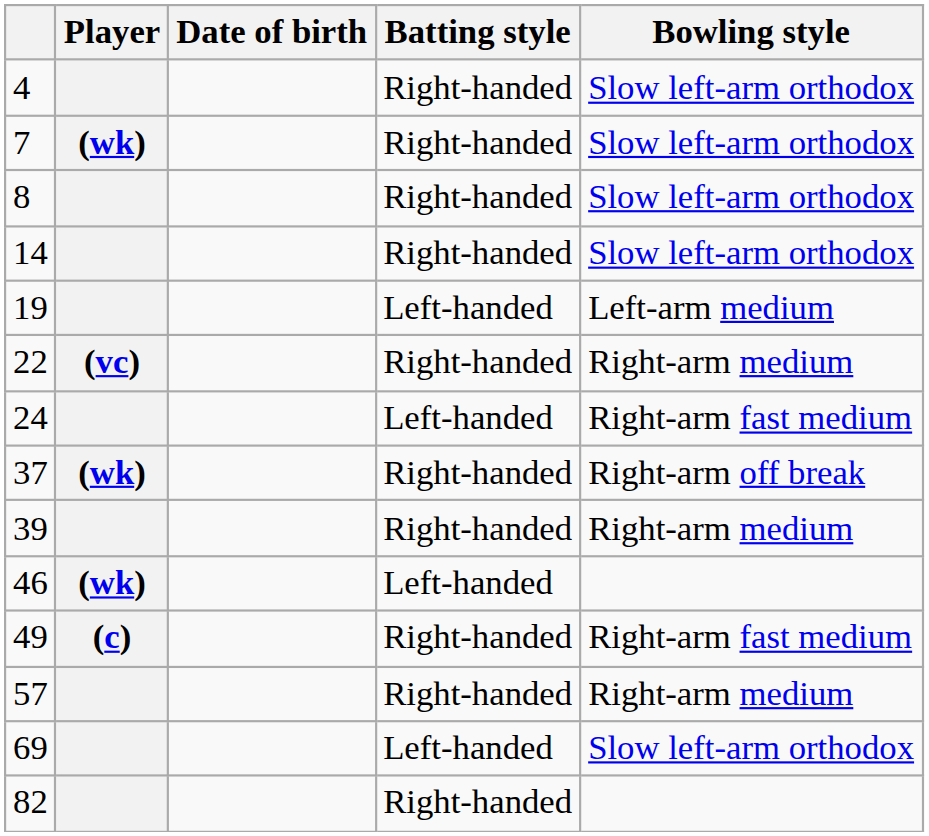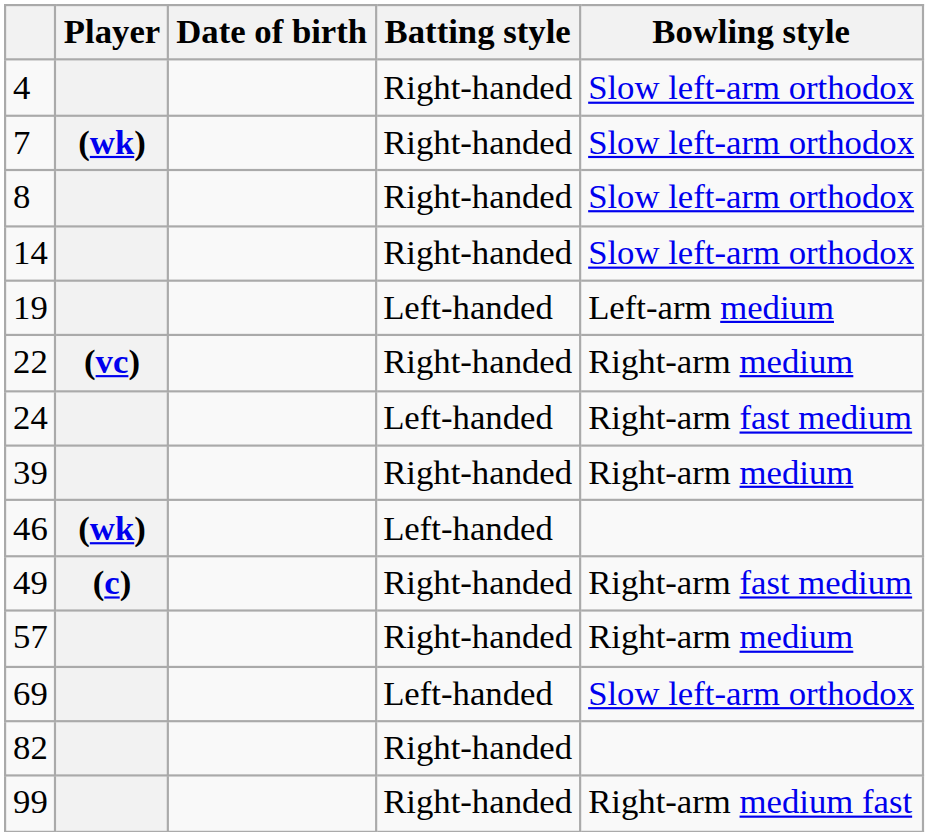- row: (30, 472)
+ row: (30, 802)
